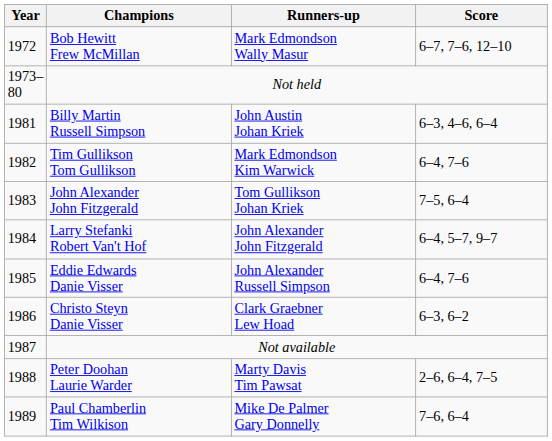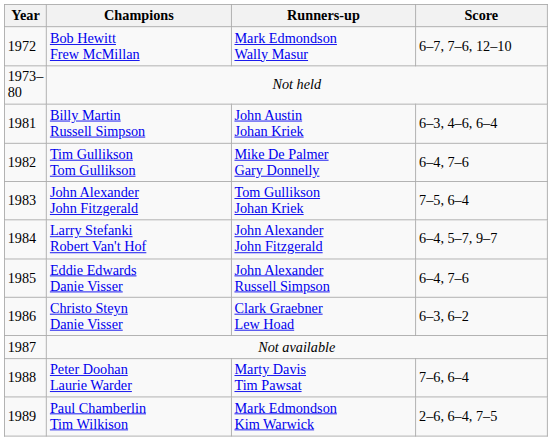(286, 162) Mark Edmondson Kim Warwick -> (282, 162) Mike De Palmer Gary Donnelly
(458, 377) 2–6, 6–4, 7–5 -> (444, 377) 7–6, 6–4
(282, 416) Mike De Palmer Gary Donnelly -> (286, 416) Mark Edmondson Kim Warwick
(444, 416) 7–6, 6–4 -> (458, 416) 2–6, 6–4, 7–5
